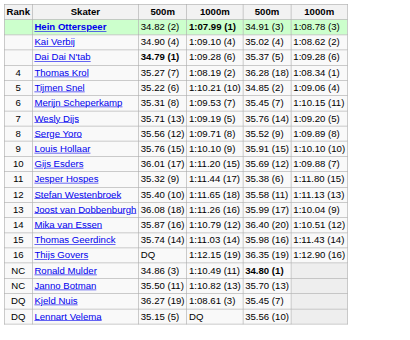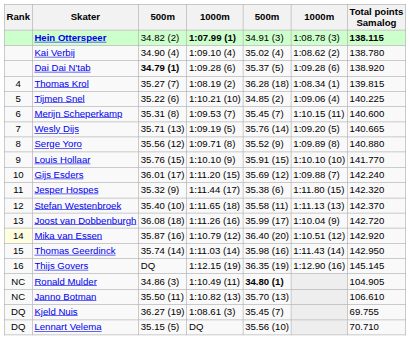+ column: (376, 17)
(18, 225) no background -> (18, 236) lightyellow background
